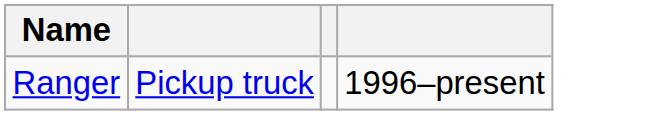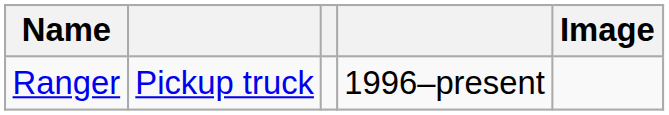+ column: (607, 30)
